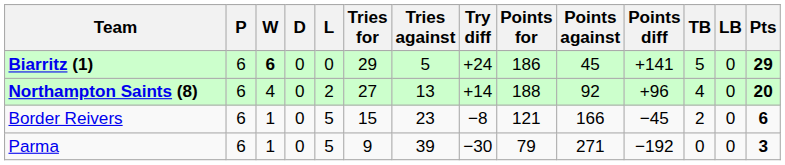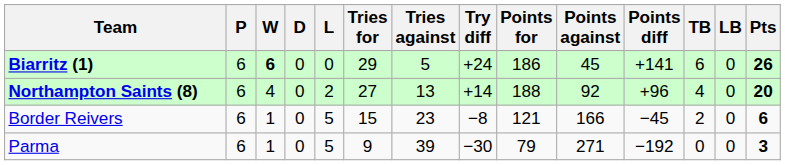(700, 64) 5 -> (700, 64) 6
(763, 64) 29 -> (763, 64) 26
